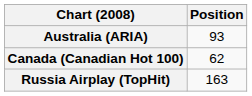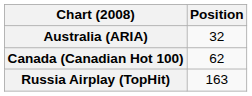(217, 36) 93 -> (217, 36) 32
